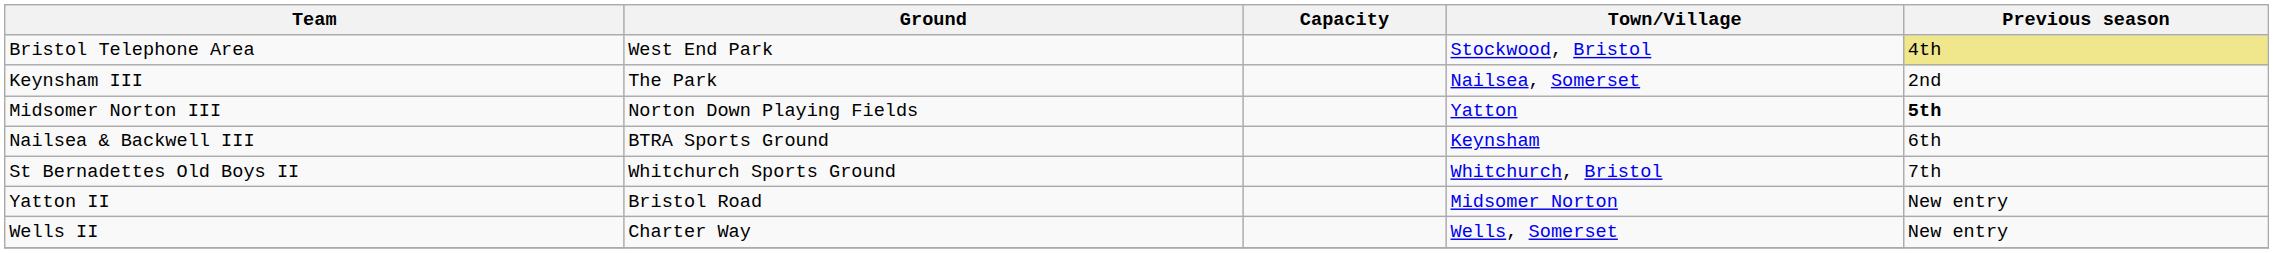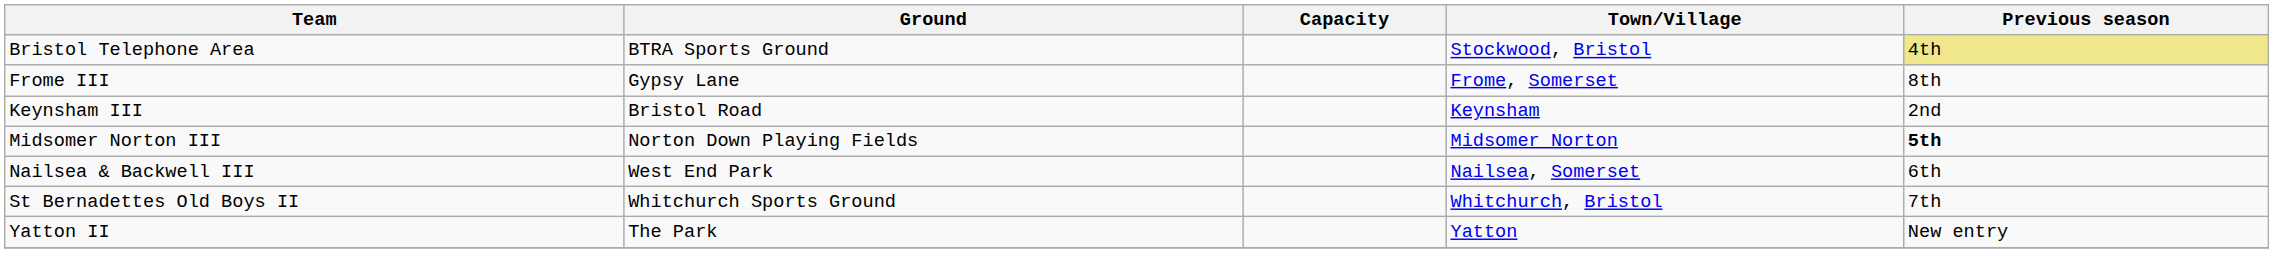(701, 50) West End Park -> (729, 50) BTRA Sports Ground
+ row: (59, 80)
(673, 80) The Park -> (695, 111) Bristol Road
(1545, 80) Nailsea, Somerset -> (1495, 111) Keynsham
(1484, 111) Yatton -> (1534, 141) Midsomer Norton
(729, 141) BTRA Sports Ground -> (701, 171) West End Park
(1495, 141) Keynsham -> (1545, 171) Nailsea, Somerset
(695, 202) Bristol Road -> (673, 232) The Park
(1534, 202) Midsomer Norton -> (1484, 232) Yatton
- row: (54, 232)
